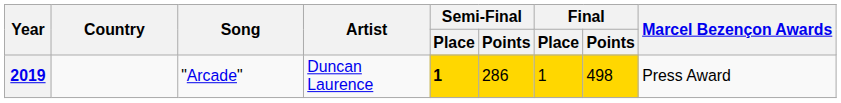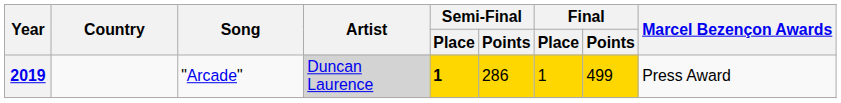(340, 76) no background -> (340, 76) lightgrey background
(600, 76) 498 -> (600, 76) 499
